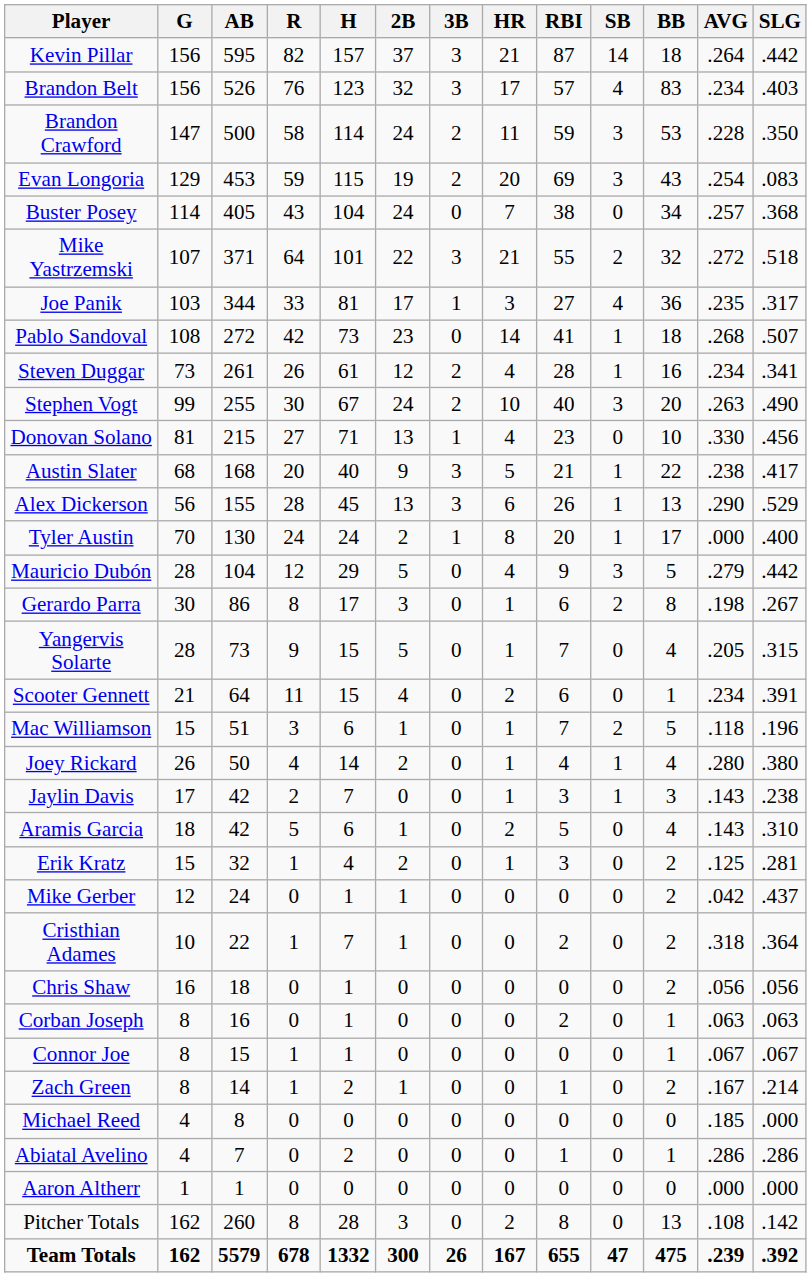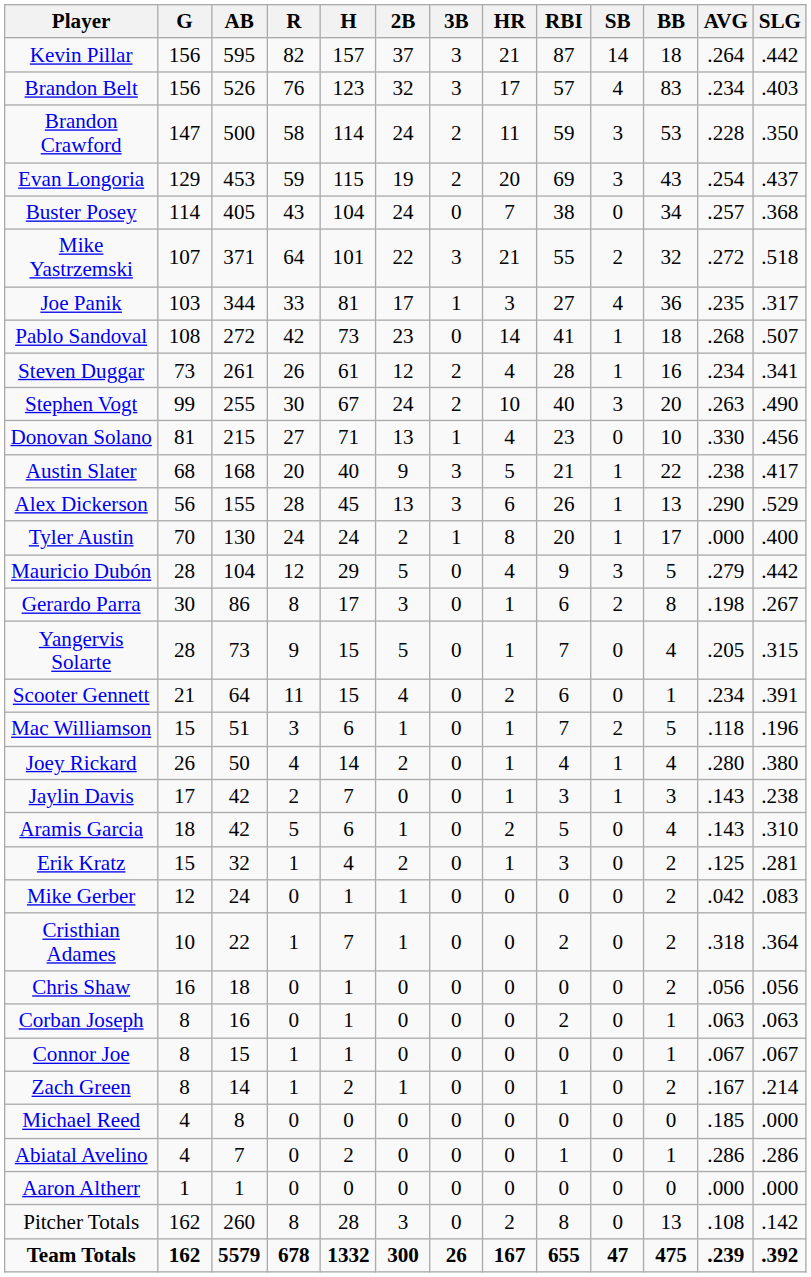(780, 178) .083 -> (780, 178) .437
(780, 896) .437 -> (780, 896) .083
